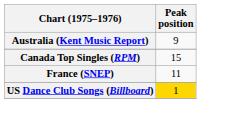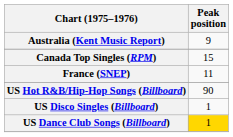+ row: (96, 90)
+ row: (96, 106)
